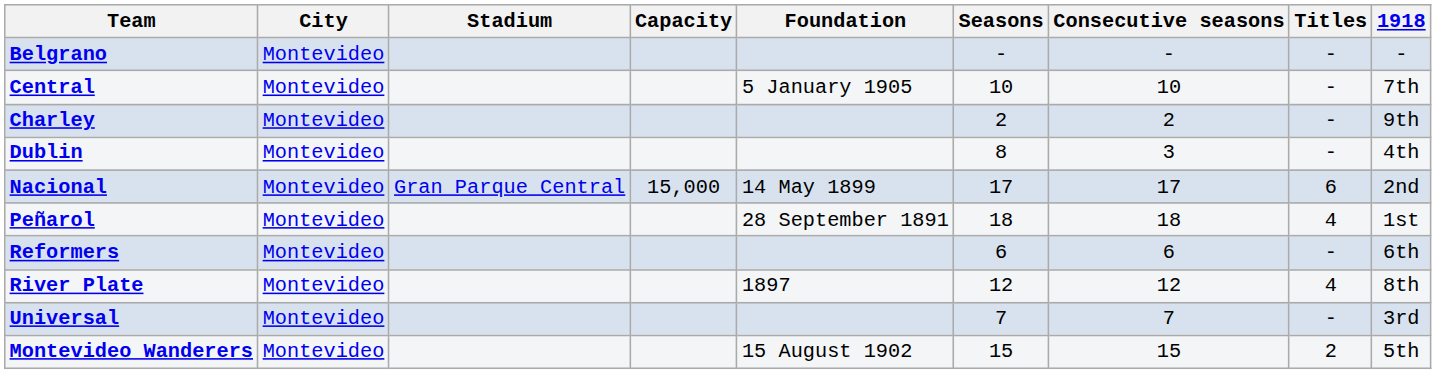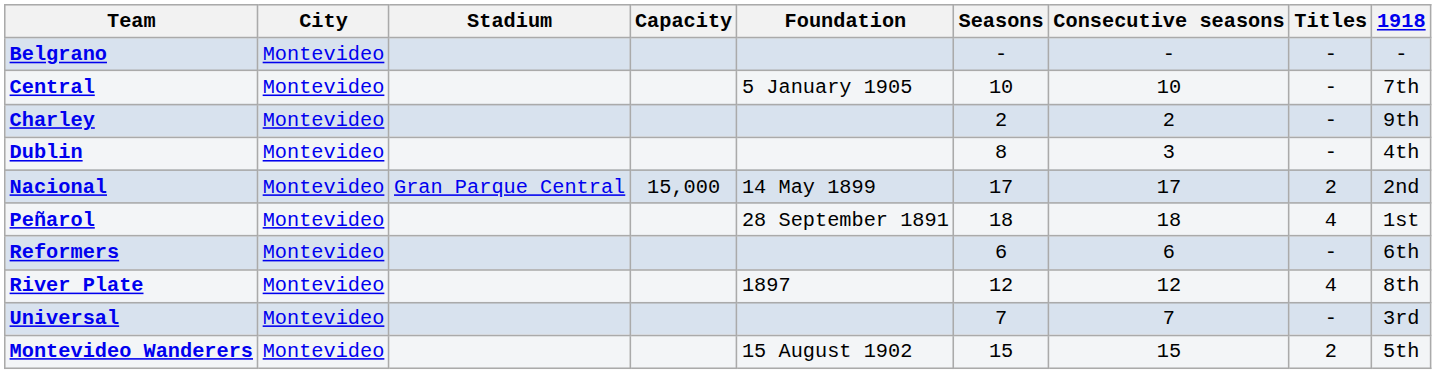(1331, 187) 6 -> (1331, 187) 2
